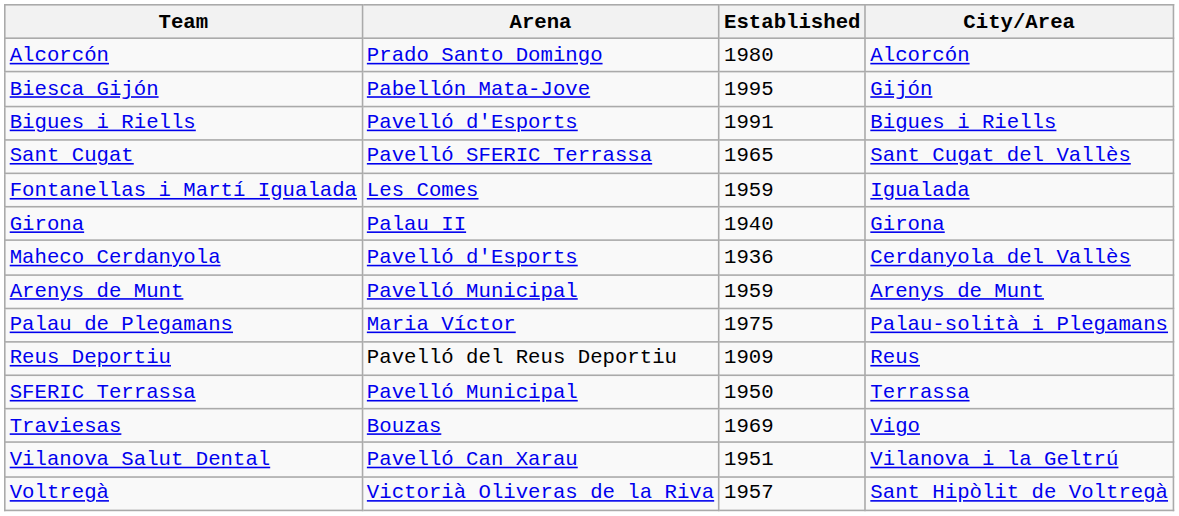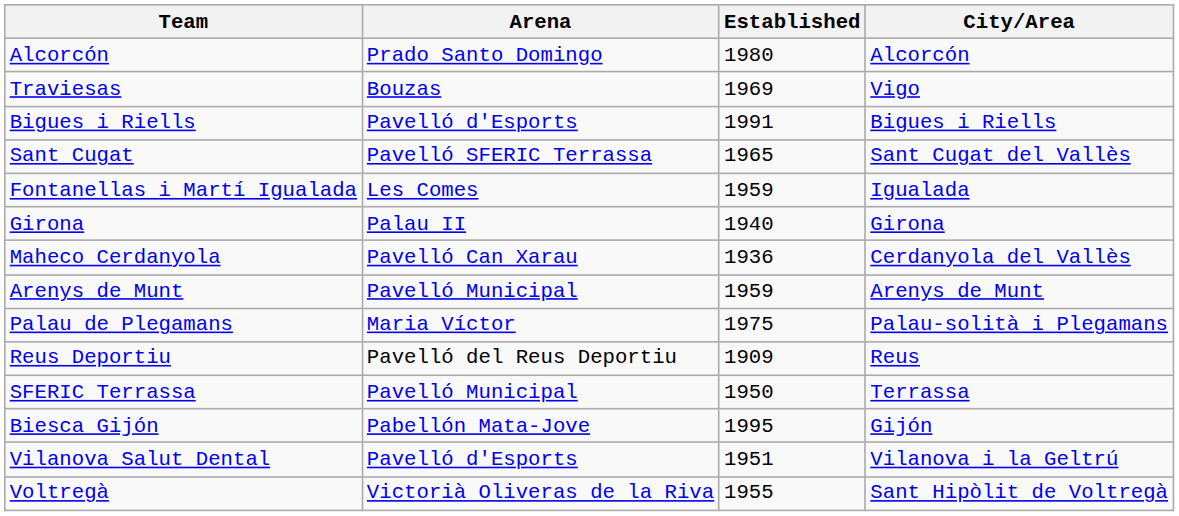rows swapped: (84, 89) <-> (66, 426)
(472, 257) Pavelló d'Esports -> (472, 257) Pavelló Can Xarau
(472, 460) Pavelló Can Xarau -> (472, 460) Pavelló d'Esports
(749, 493) 1957 -> (749, 493) 1955
